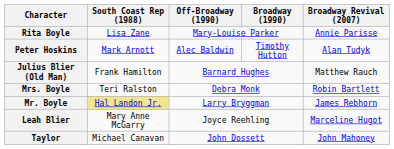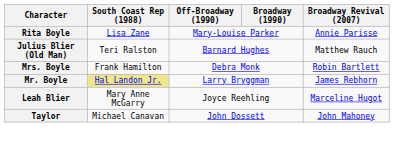- row: (46, 50)
(128, 72) Frank Hamilton -> (128, 50) Teri Ralston
(128, 90) Teri Ralston -> (128, 68) Frank Hamilton
